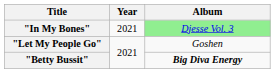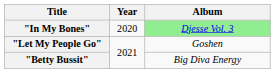(127, 28) 2021 -> (127, 28) 2020
(207, 60) bold -> (207, 60) normal
